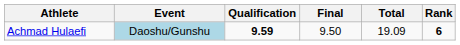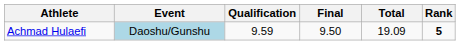(262, 31) bold -> (262, 31) normal
(439, 31) 6 -> (439, 31) 5
